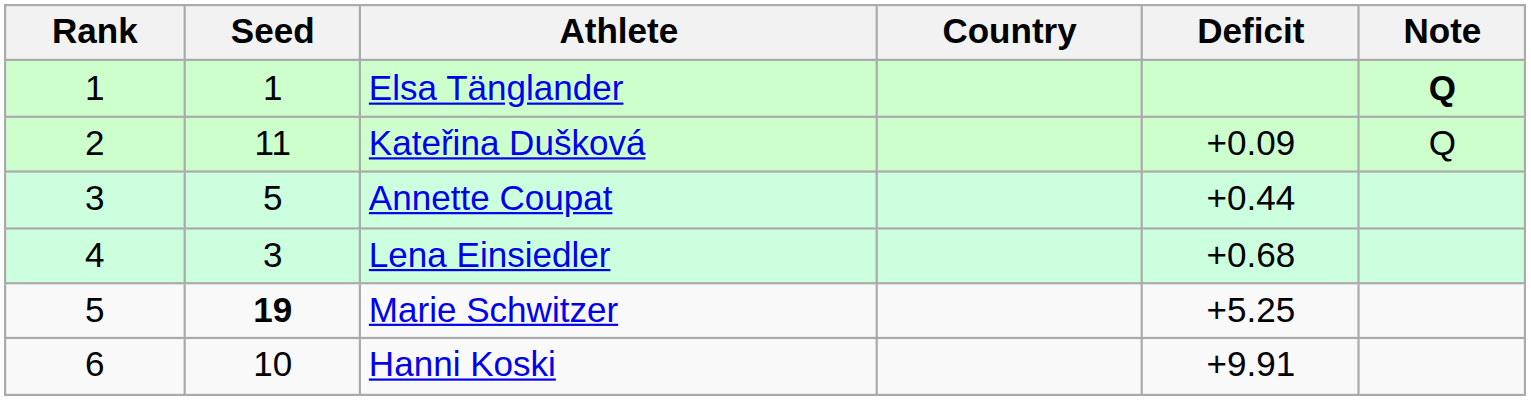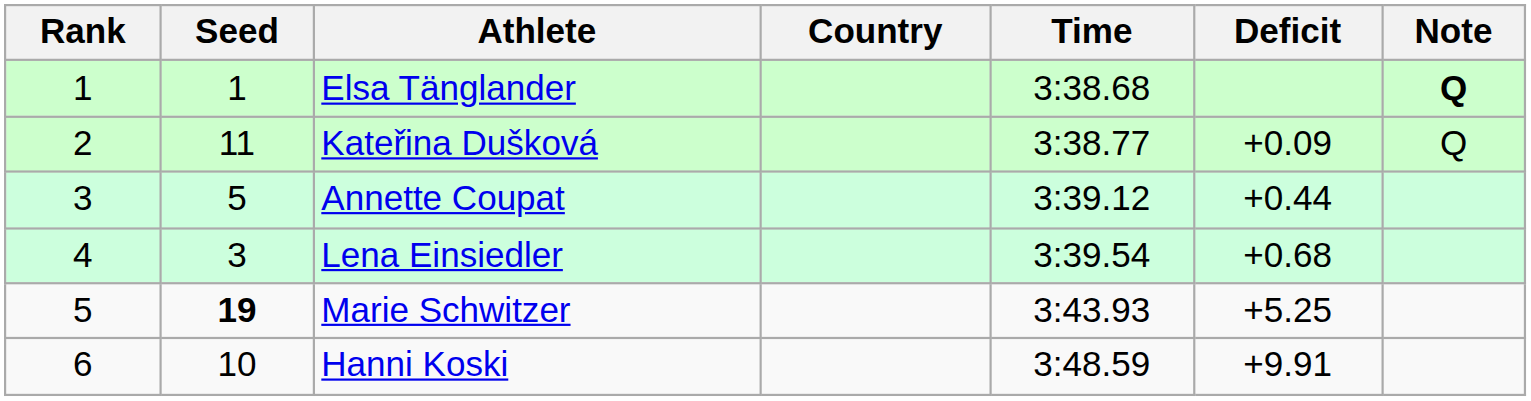+ column: (1092, 32)
